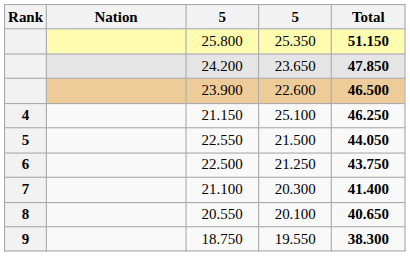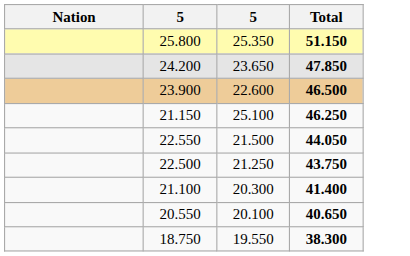- column: (26, 16)
